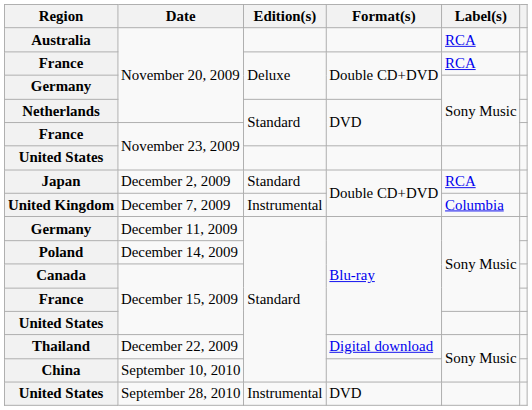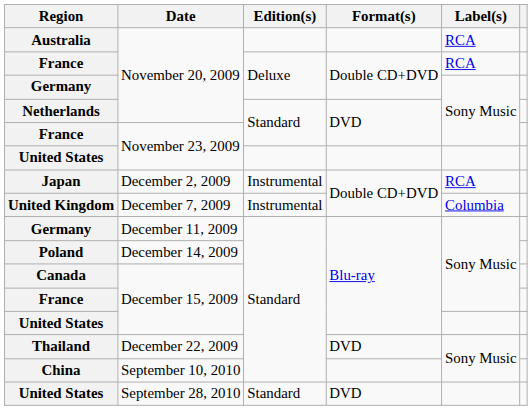(274, 181) Standard -> (285, 181) Instrumental
(381, 346) Digital download -> (345, 346) DVD
(285, 393) Instrumental -> (274, 393) Standard
